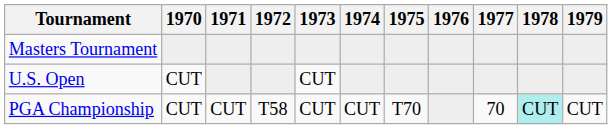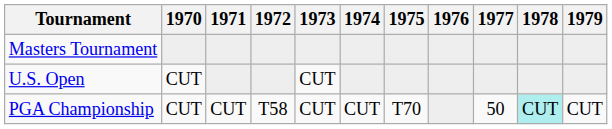(496, 109) 70 -> (496, 109) 50
